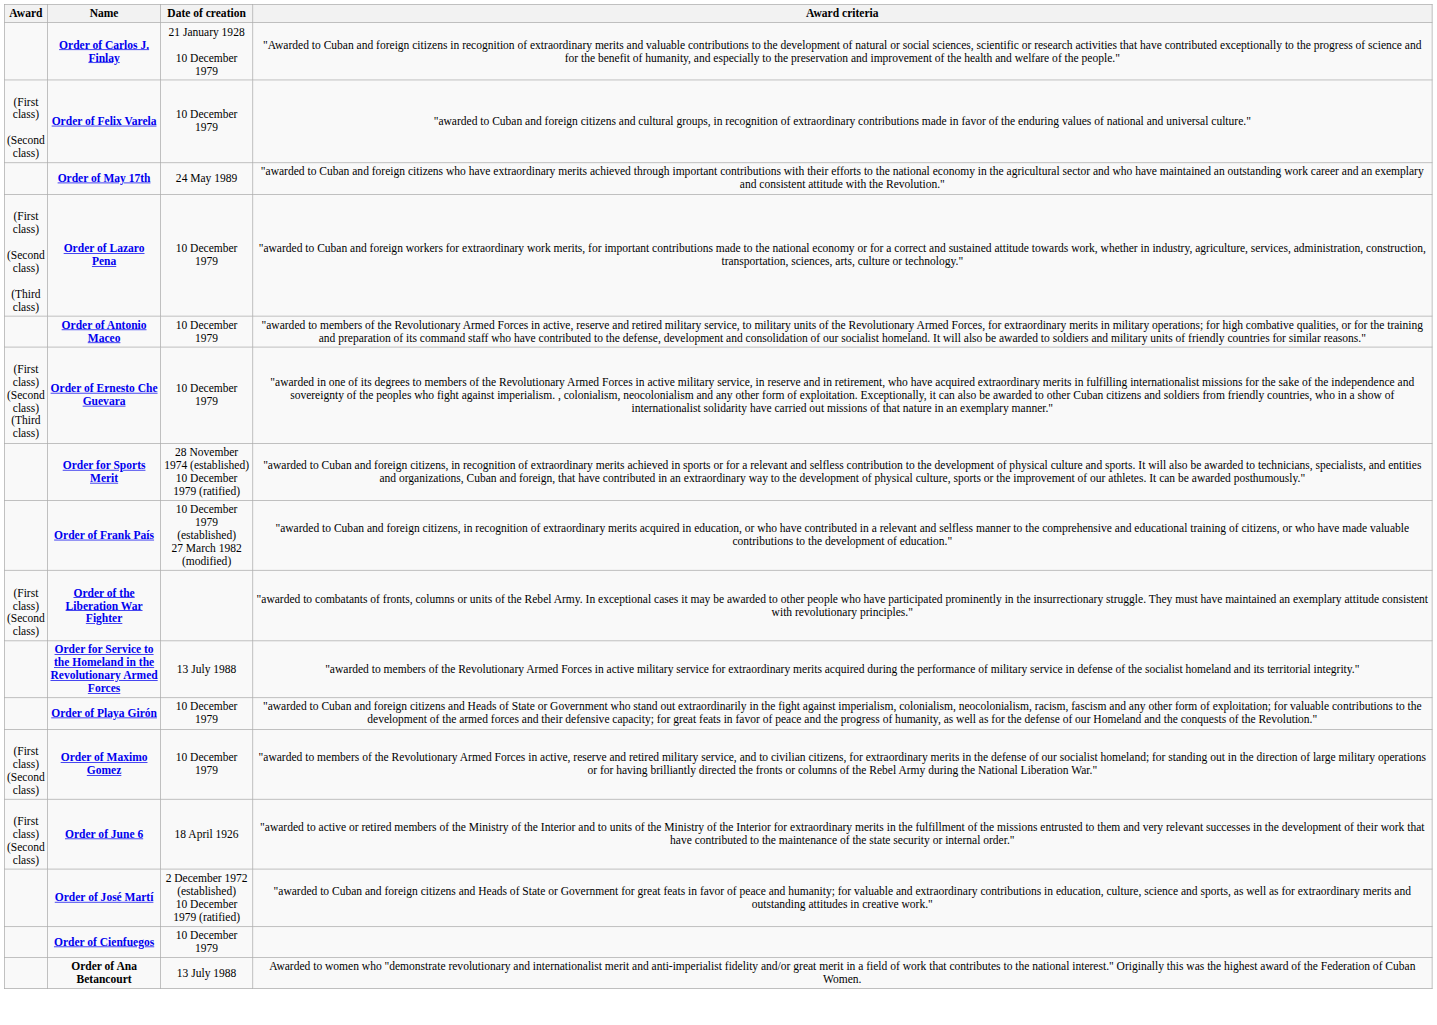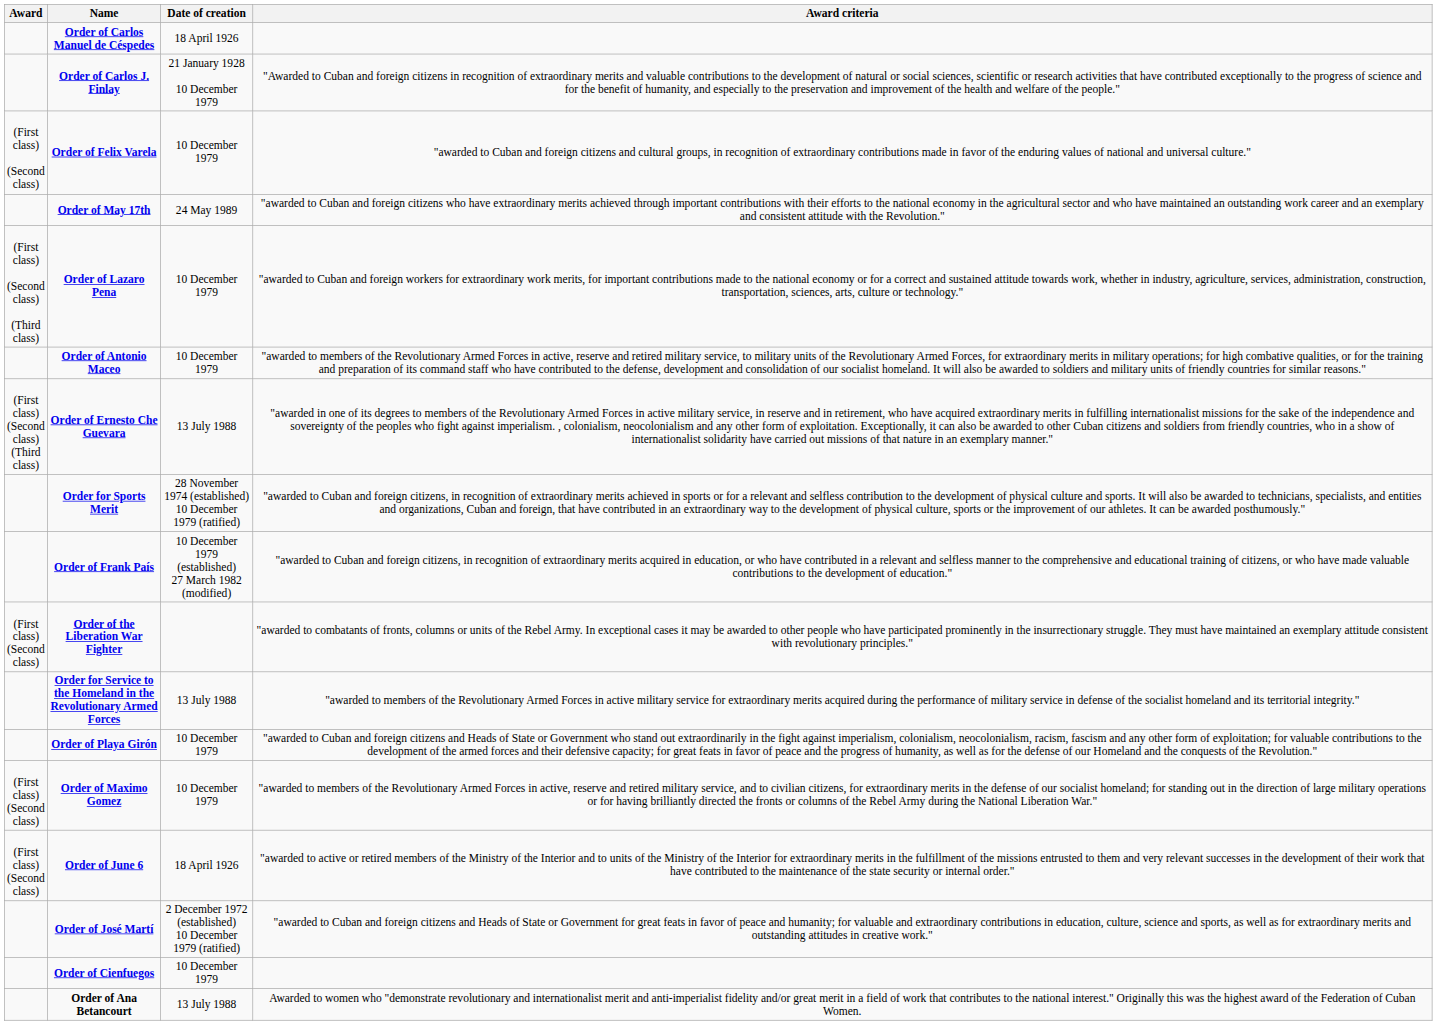+ row: (104, 38)
(207, 395) 10 December 1979 -> (207, 426) 13 July 1988
